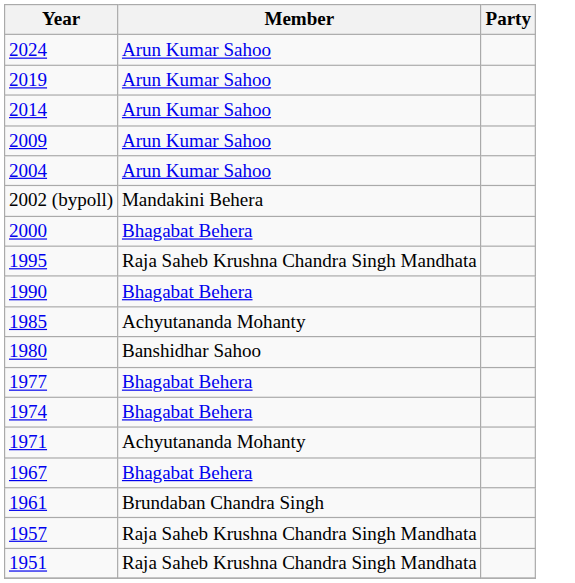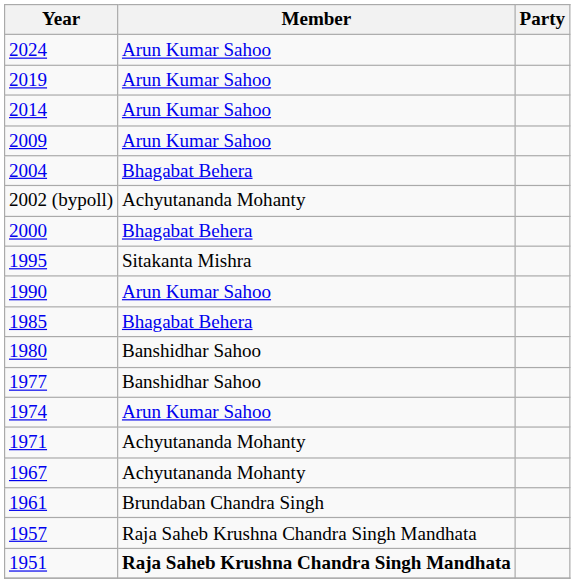(197, 170) Arun Kumar Sahoo -> (187, 170) Bhagabat Behera
(193, 200) Mandakini Behera -> (214, 200) Achyutananda Mohanty
(299, 261) Raja Saheb Krushna Chandra Singh Mandhata -> (187, 261) Sitakanta Mishra
(187, 291) Bhagabat Behera -> (197, 291) Arun Kumar Sahoo
(214, 321) Achyutananda Mohanty -> (187, 321) Bhagabat Behera
(187, 381) Bhagabat Behera -> (191, 381) Banshidhar Sahoo
(187, 412) Bhagabat Behera -> (197, 412) Arun Kumar Sahoo
(187, 472) Bhagabat Behera -> (214, 472) Achyutananda Mohanty
(299, 563) normal -> (316, 563) bold
